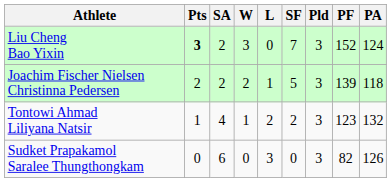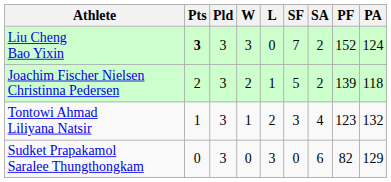columns swapped: (319, 15) <-> (222, 15)
(294, 120) 2 -> (296, 120) 3
(373, 158) 126 -> (373, 158) 129
